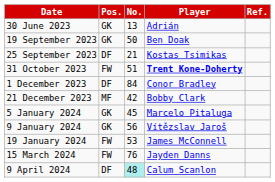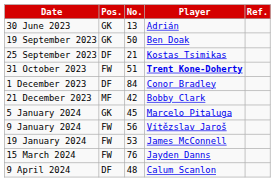(106, 127) GK -> (106, 127) FW
(132, 170) paleturquoise background -> (132, 170) no background
